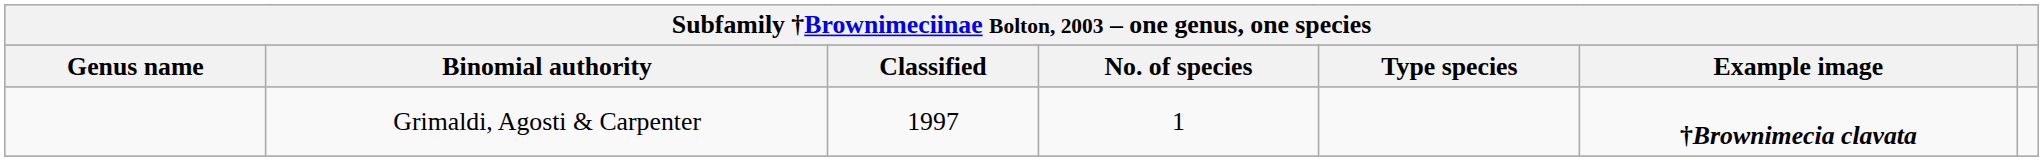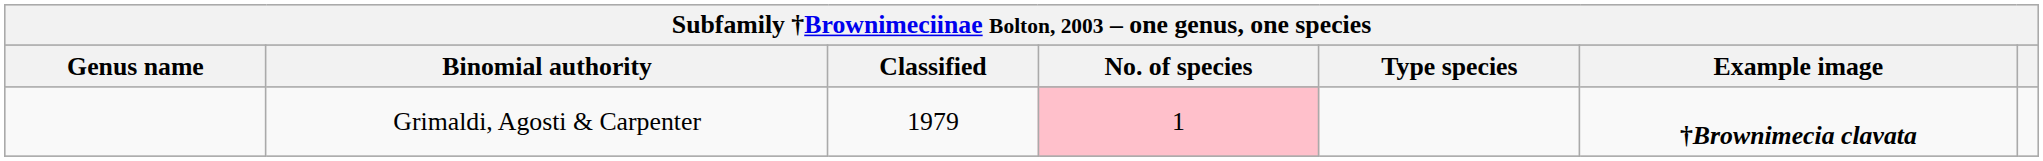(933, 121) 1997 -> (933, 121) 1979
(1179, 121) no background -> (1179, 121) pink background
